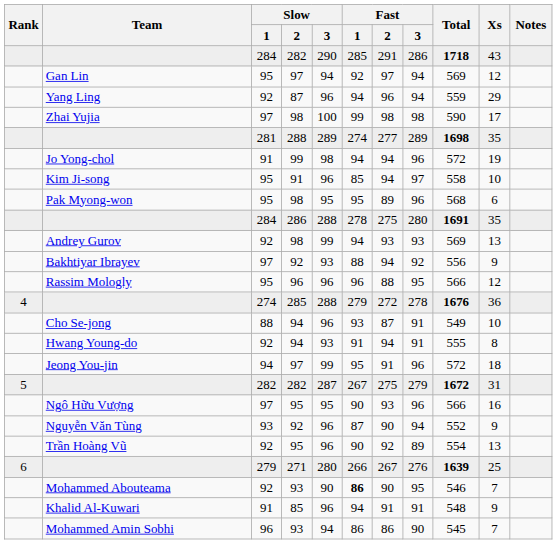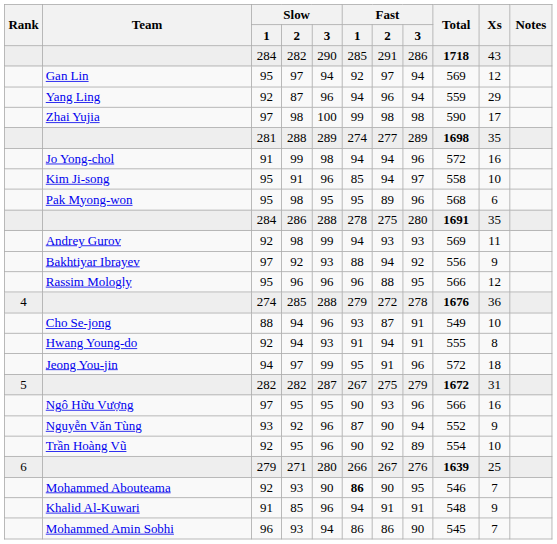(495, 158) 19 -> (495, 158) 16
(495, 240) 13 -> (495, 240) 11
(495, 446) 13 -> (495, 446) 10
